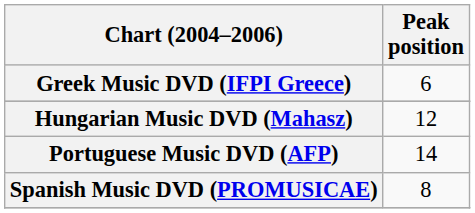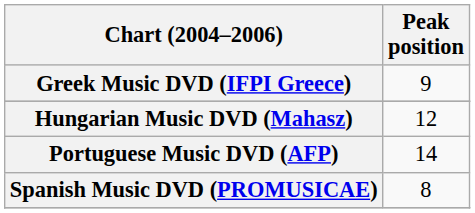(426, 82) 6 -> (426, 82) 9
